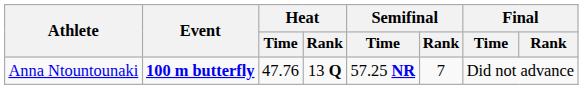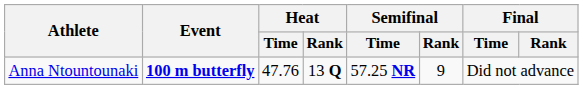(441, 71) 7 -> (441, 71) 9
